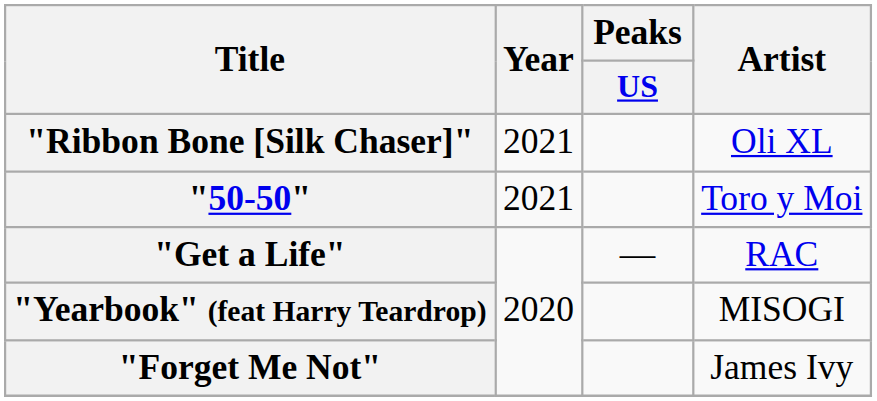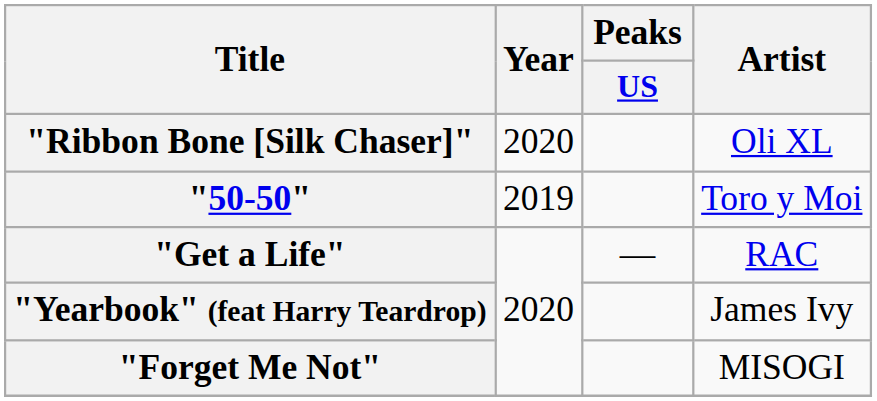(538, 141) 2021 -> (538, 141) 2020
(538, 198) 2021 -> (538, 198) 2019
(782, 310) MISOGI -> (782, 310) James Ivy
(782, 367) James Ivy -> (782, 367) MISOGI
